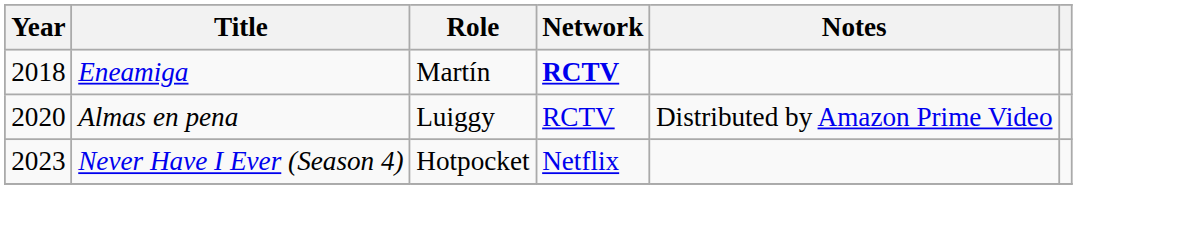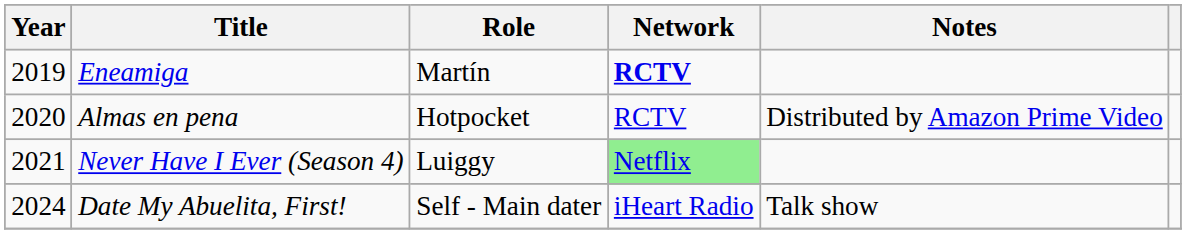(38, 71) 2018 -> (38, 71) 2019
(456, 116) Luiggy -> (473, 116) Hotpocket
(38, 161) 2023 -> (38, 161) 2021
(473, 161) Hotpocket -> (456, 161) Luiggy
(581, 161) no background -> (652, 161) lightgreen background
+ row: (212, 206)
